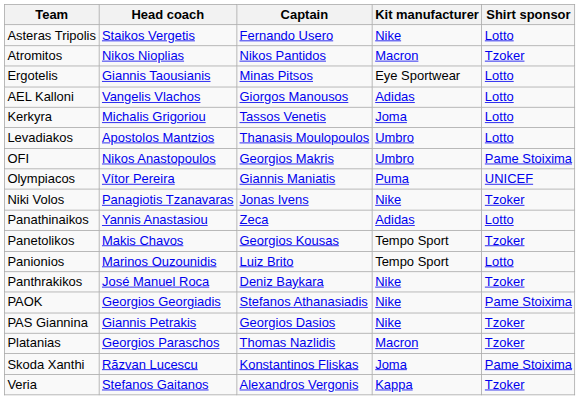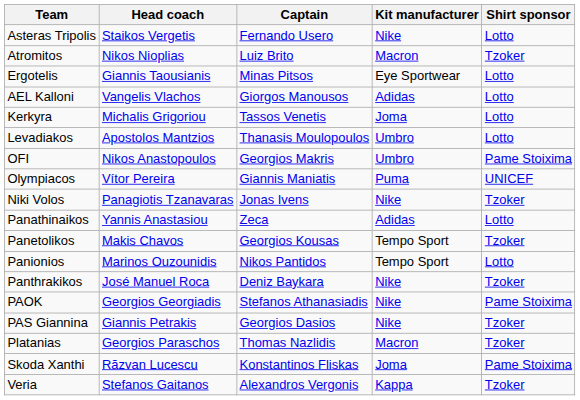(283, 55) Nikos Pantidos -> (267, 55) Luiz Brito
(267, 261) Luiz Brito -> (283, 261) Nikos Pantidos
